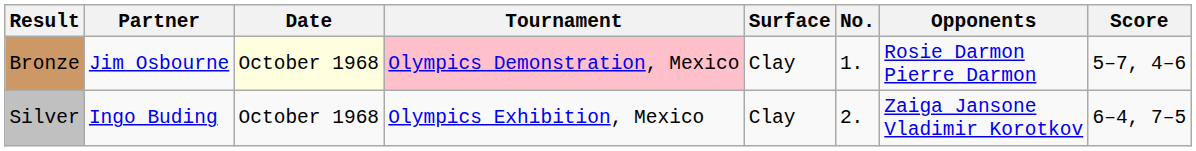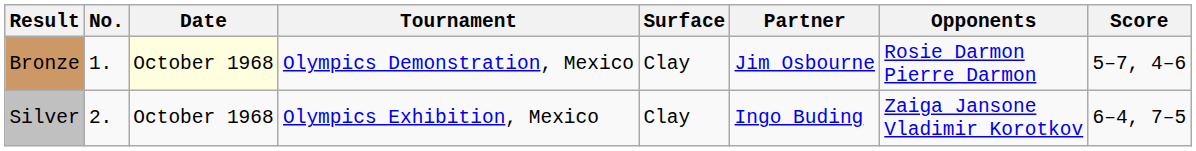columns swapped: (857, 21) <-> (159, 21)
(564, 64) pink background -> (459, 64) no background
